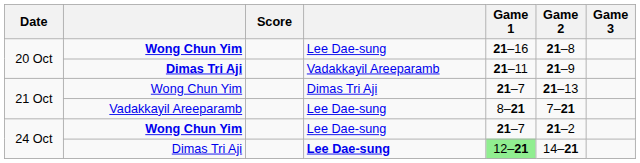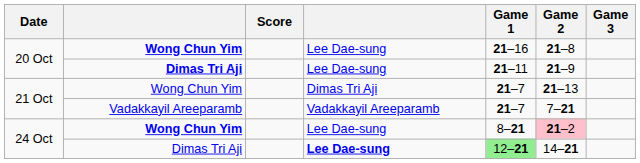(373, 69) Vadakkayil Areeparamb -> (347, 69) Lee Dae-sung
(347, 109) Lee Dae-sung -> (373, 109) Vadakkayil Areeparamb
(511, 109) 8–21 -> (511, 109) 21–7
(511, 129) 21–7 -> (511, 129) 8–21
(561, 129) no background -> (561, 129) pink background
